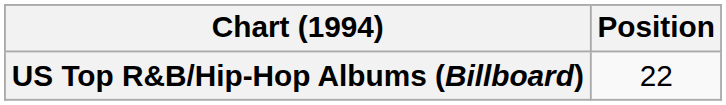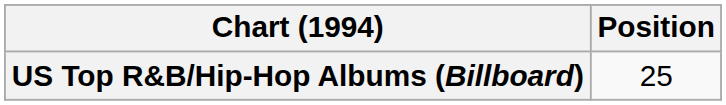(656, 75) 22 -> (656, 75) 25
